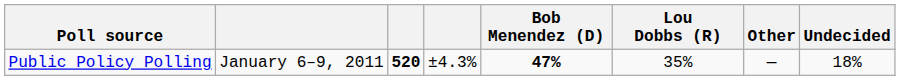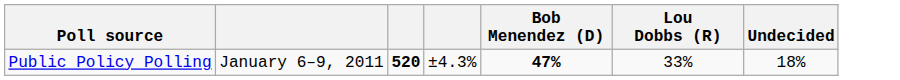- column: (772, 36)
(678, 63) 35% -> (678, 63) 33%
